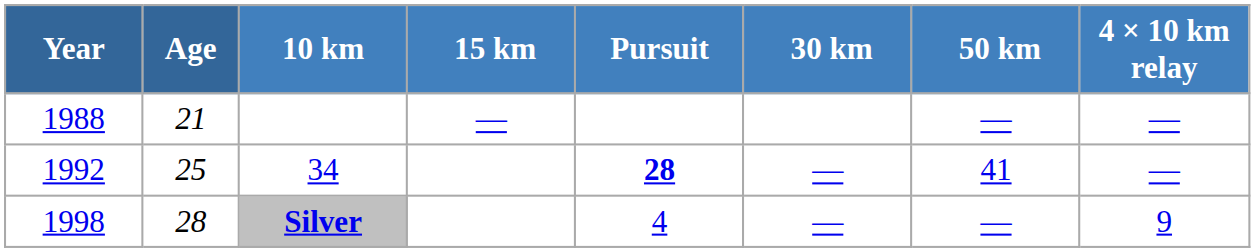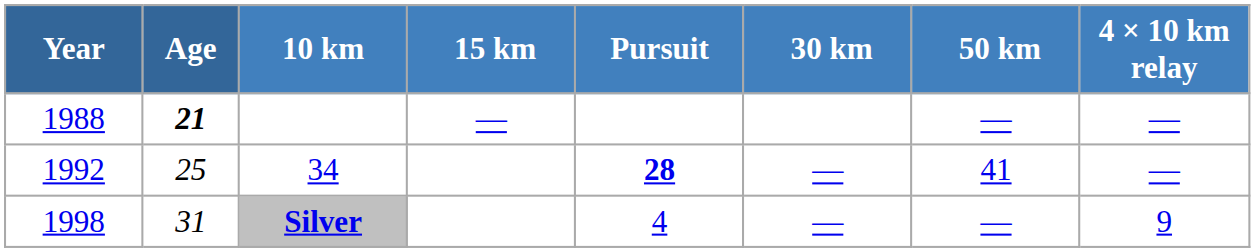(191, 118) normal -> (191, 118) bold
(191, 221) 28 -> (191, 221) 31
